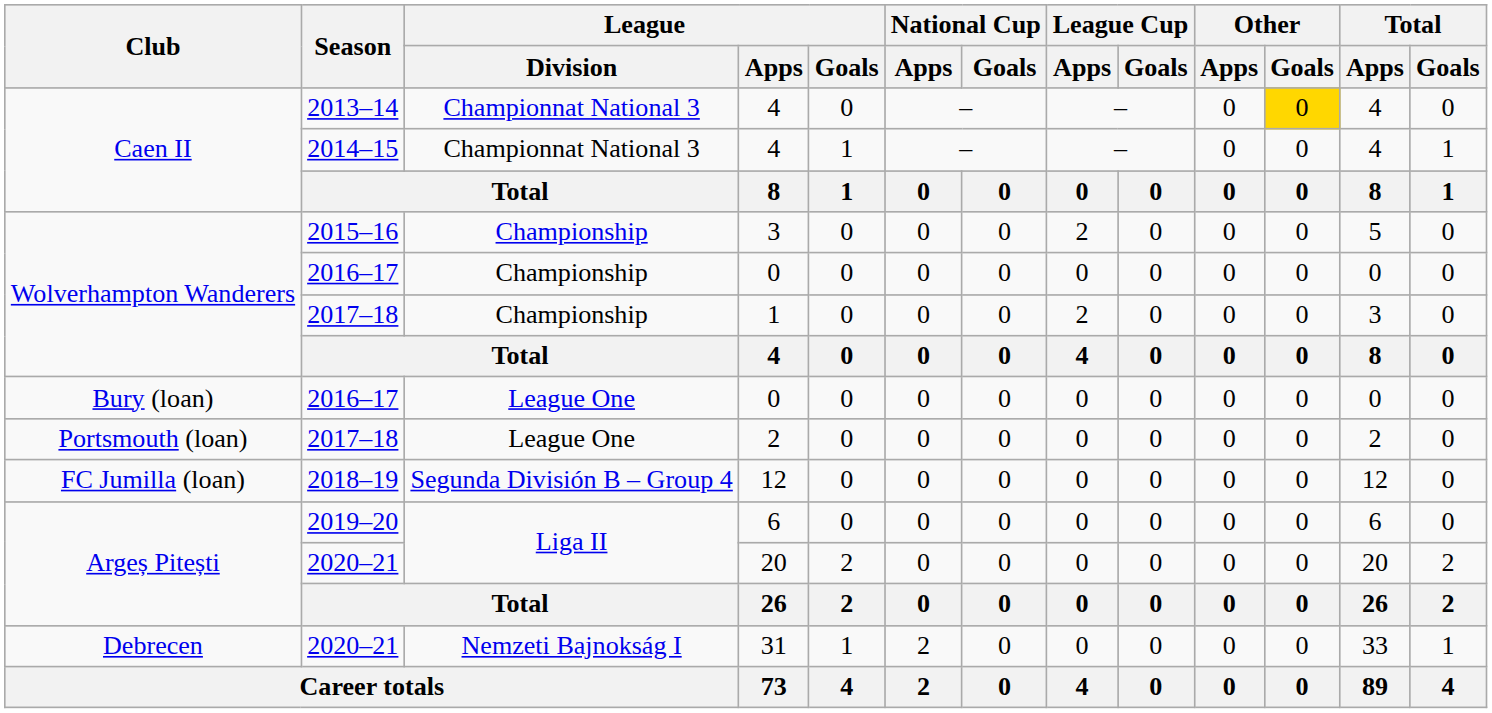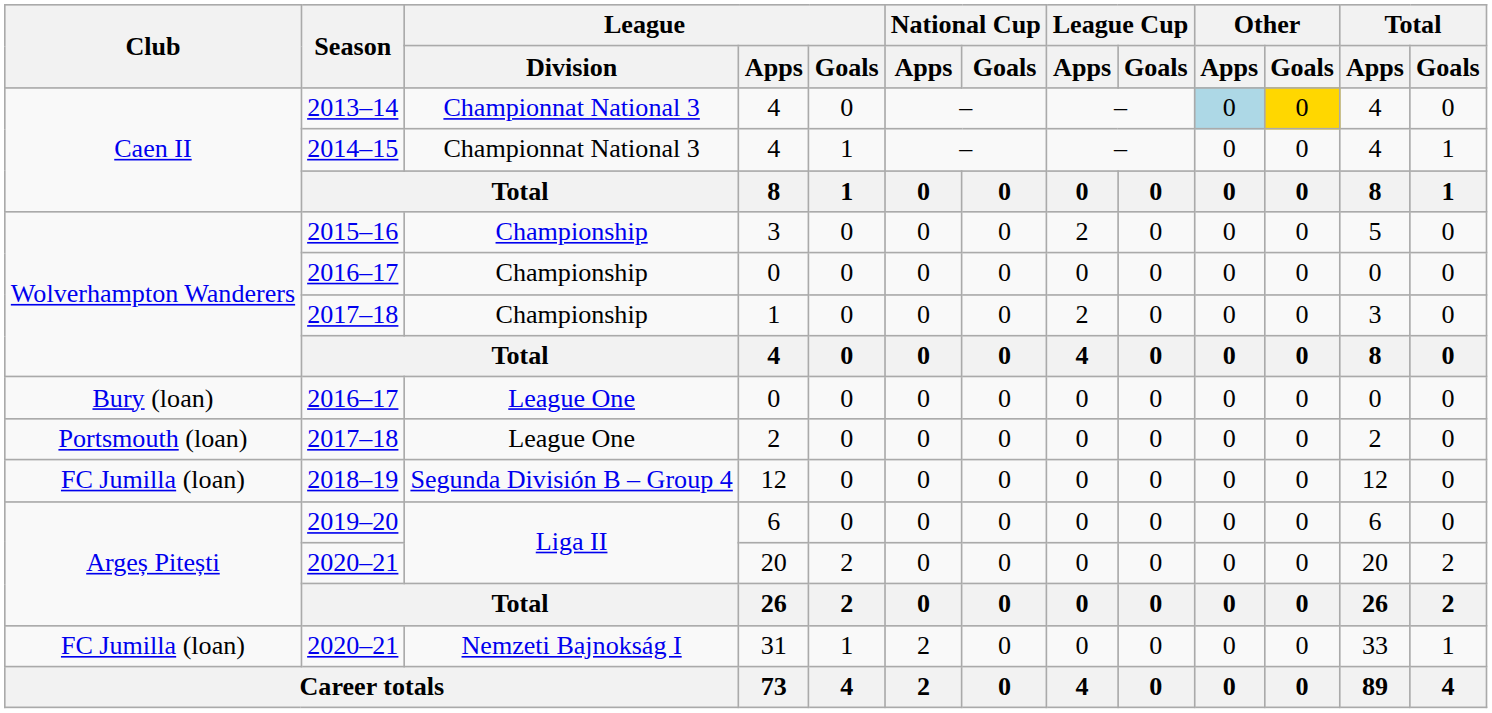(1229, 107) no background -> (1229, 107) lightblue background
(153, 645) Debrecen -> (153, 645) FC Jumilla (loan)
